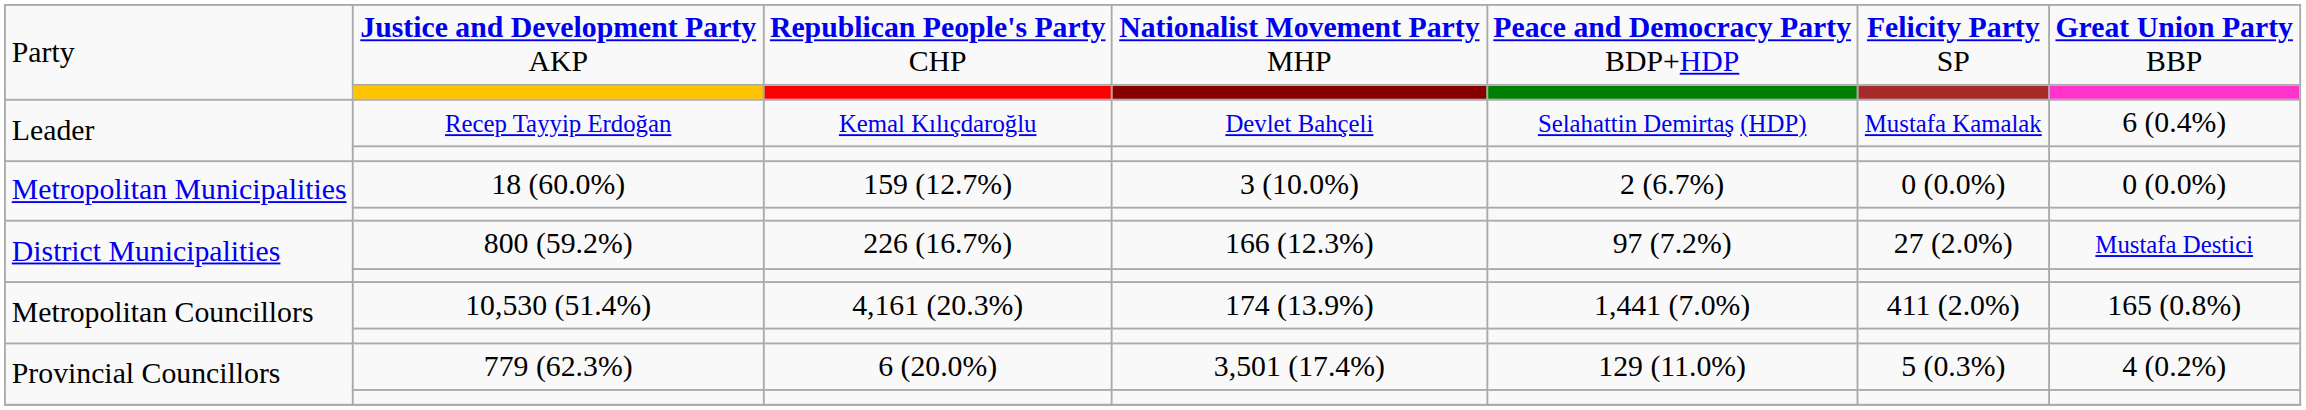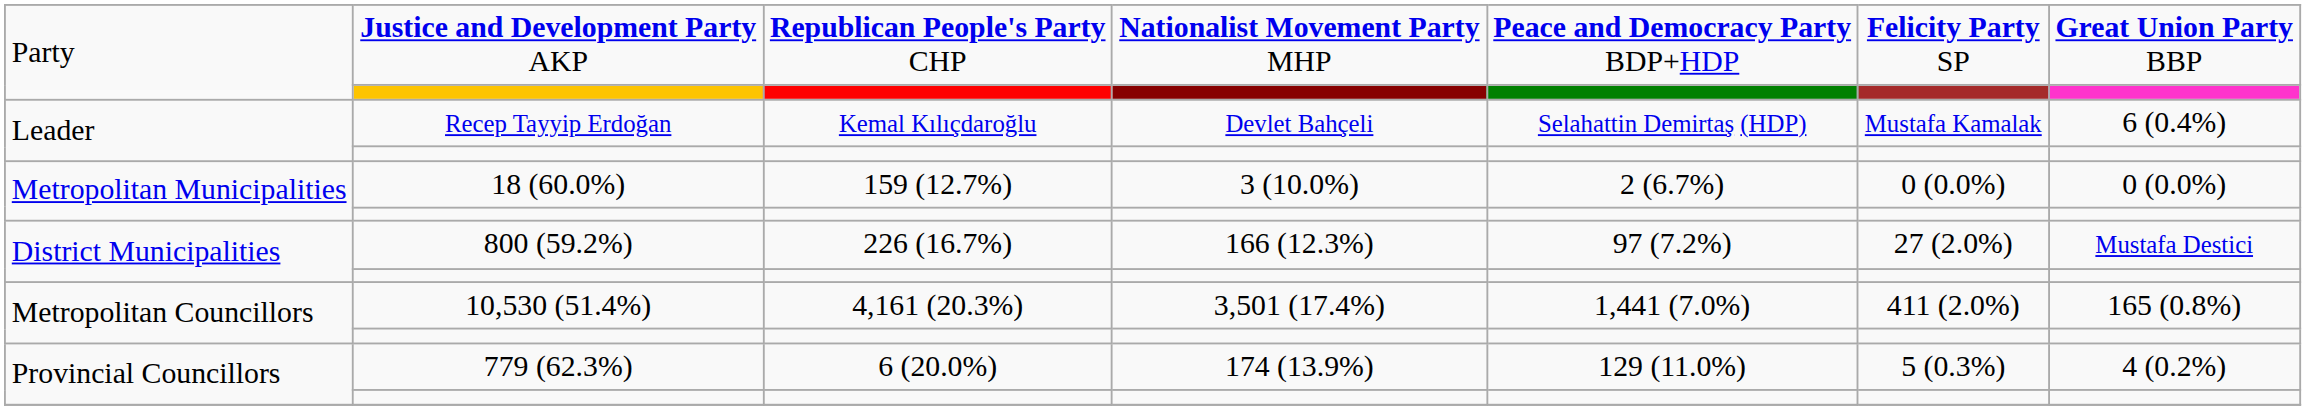(1299, 305) 174 (13.9%) -> (1299, 305) 3,501 (17.4%)
(1299, 366) 3,501 (17.4%) -> (1299, 366) 174 (13.9%)
